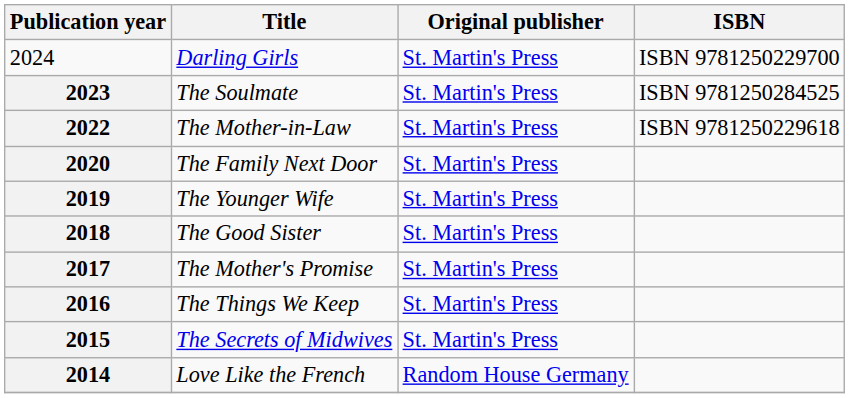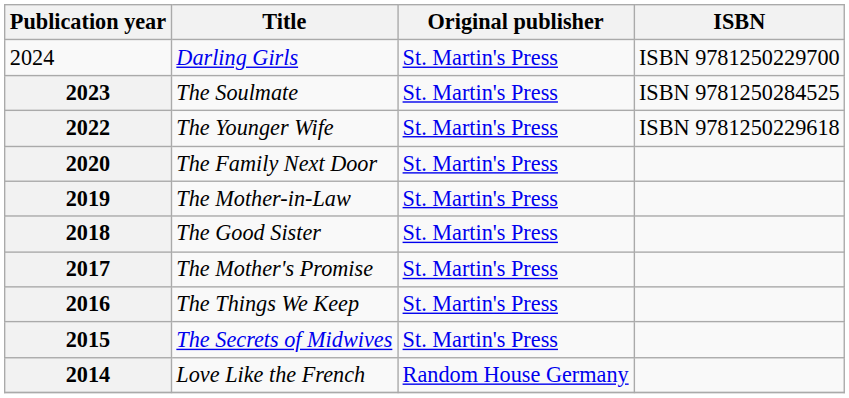(264, 127) The Mother-in-Law -> (255, 127) The Younger Wife
(255, 198) The Younger Wife -> (264, 198) The Mother-in-Law
